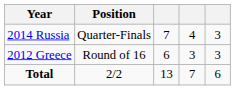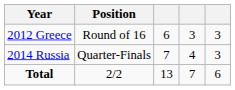rows swapped: (39, 54) <-> (38, 34)
